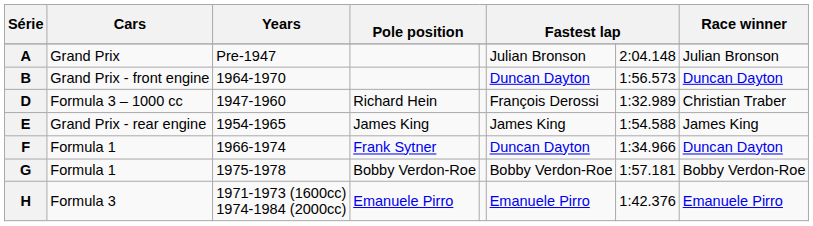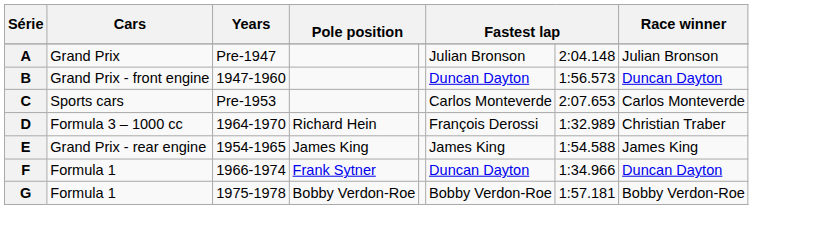(251, 78) 1964-1970 -> (251, 78) 1947-1960
+ row: (26, 101)
(251, 101) 1947-1960 -> (251, 124) 1964-1970
- row: (26, 201)
